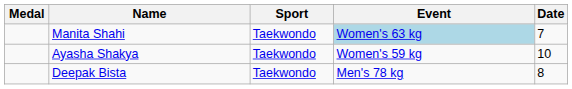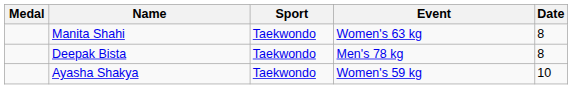(379, 34) lightblue background -> (379, 34) no background
(541, 34) 7 -> (541, 34) 8
rows swapped: (89, 73) <-> (95, 53)
